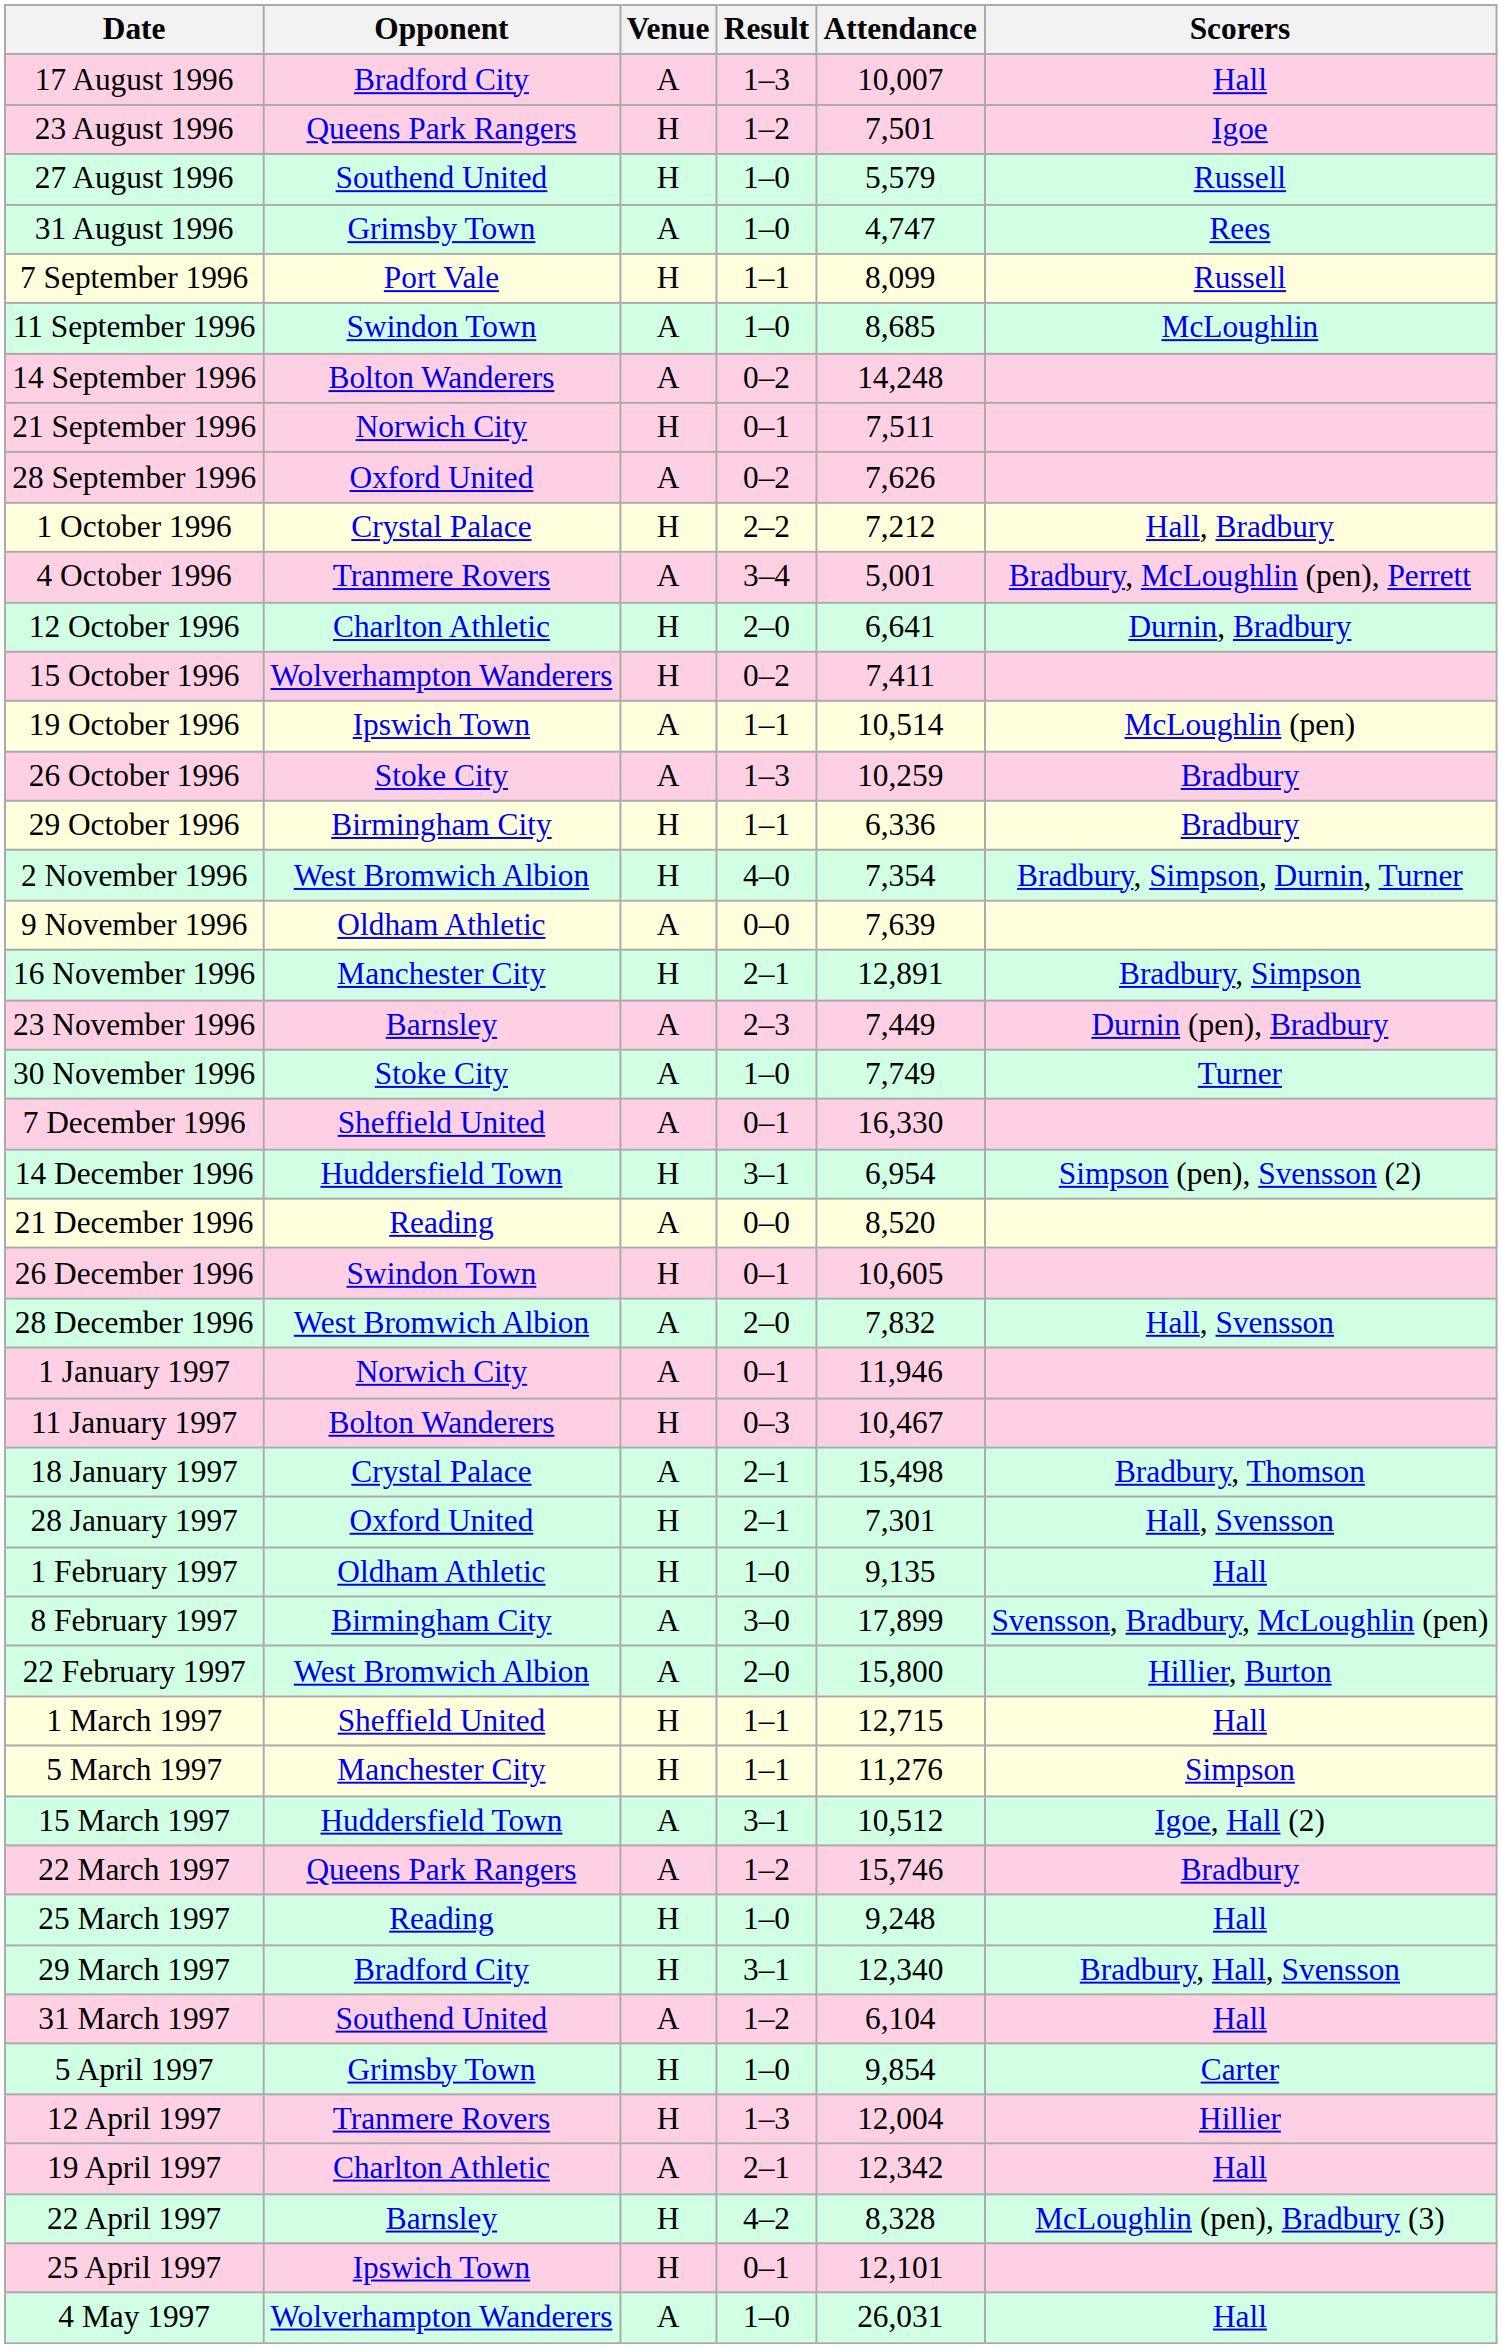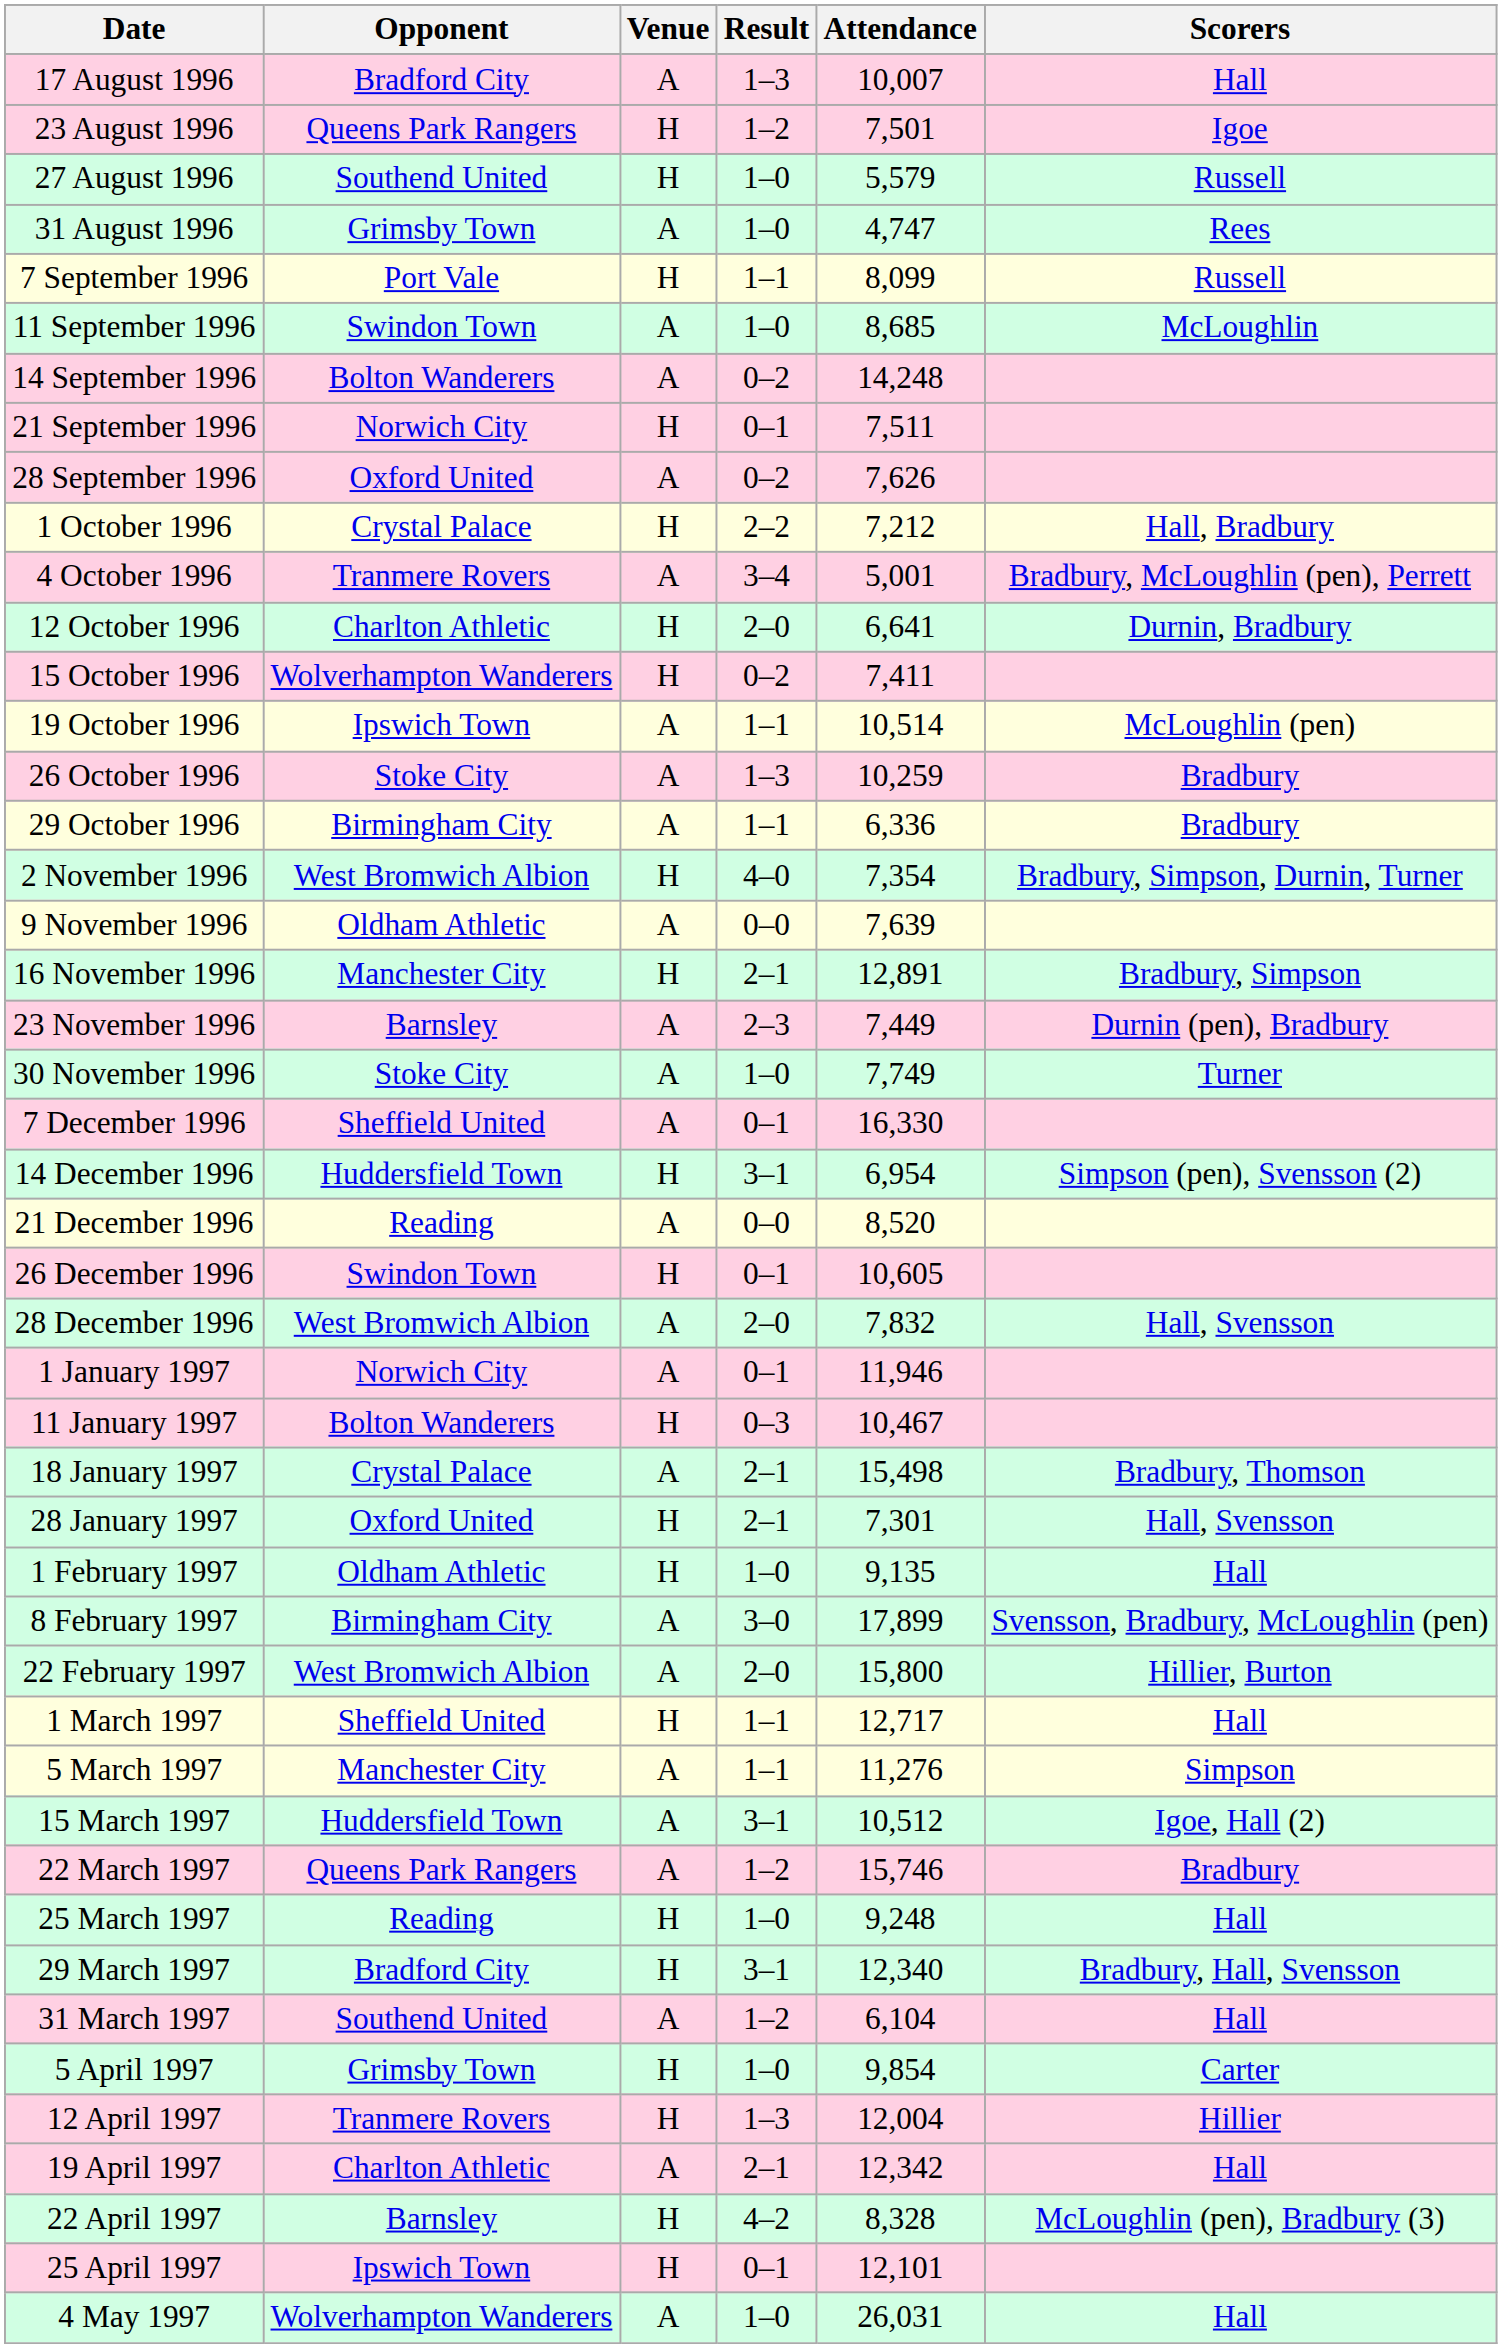(668, 825) H -> (668, 825) A
(900, 1720) 12,715 -> (900, 1720) 12,717
(668, 1770) H -> (668, 1770) A
